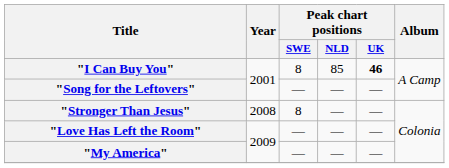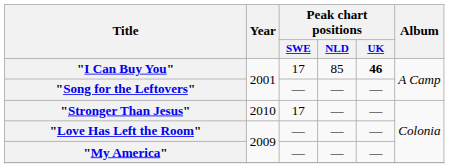(298, 68) 8 -> (298, 68) 17
(263, 110) 2008 -> (263, 110) 2010
(298, 110) 8 -> (298, 110) 17
